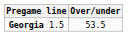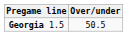(95, 25) 53.5 -> (95, 25) 50.5
